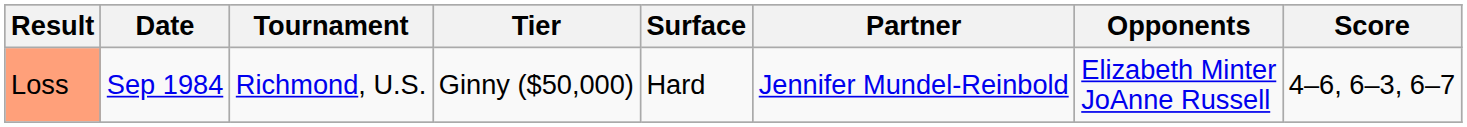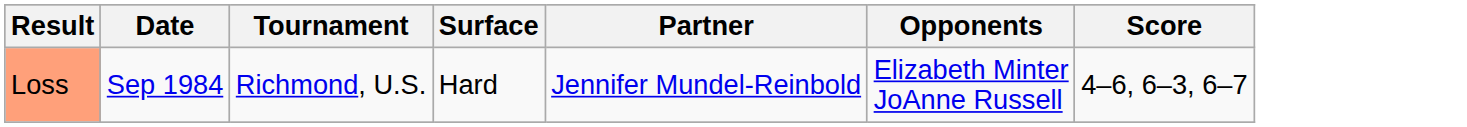- column: (536, 26)
